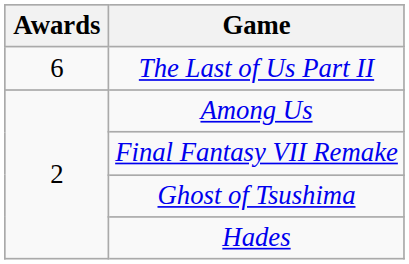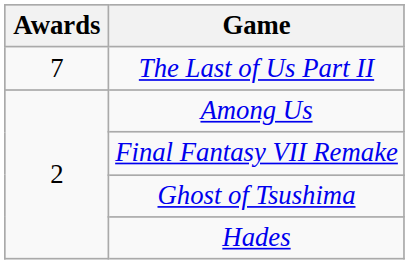(57, 68) 6 -> (57, 68) 7
